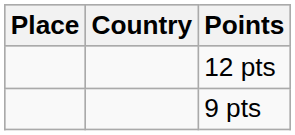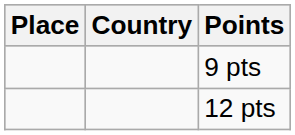rows swapped: (233, 108) <-> (240, 66)
